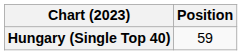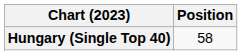(205, 38) 59 -> (205, 38) 58
